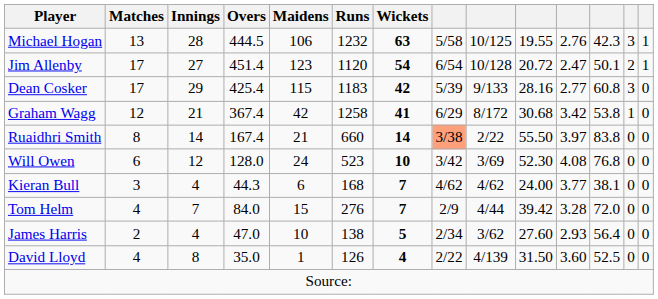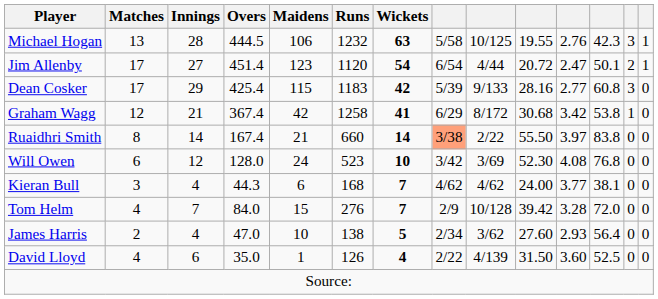(491, 64) 10/128 -> (491, 64) 4/44
(491, 209) 4/44 -> (491, 209) 10/128
(195, 257) 8 -> (195, 257) 6
